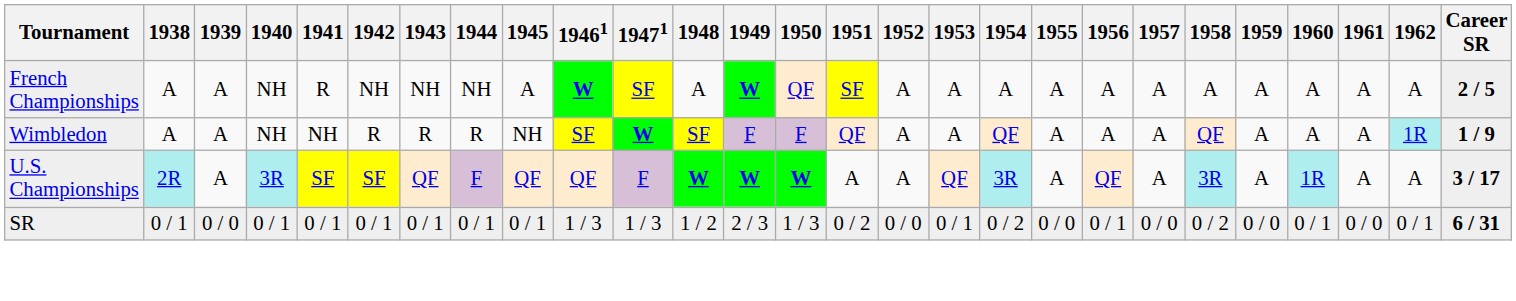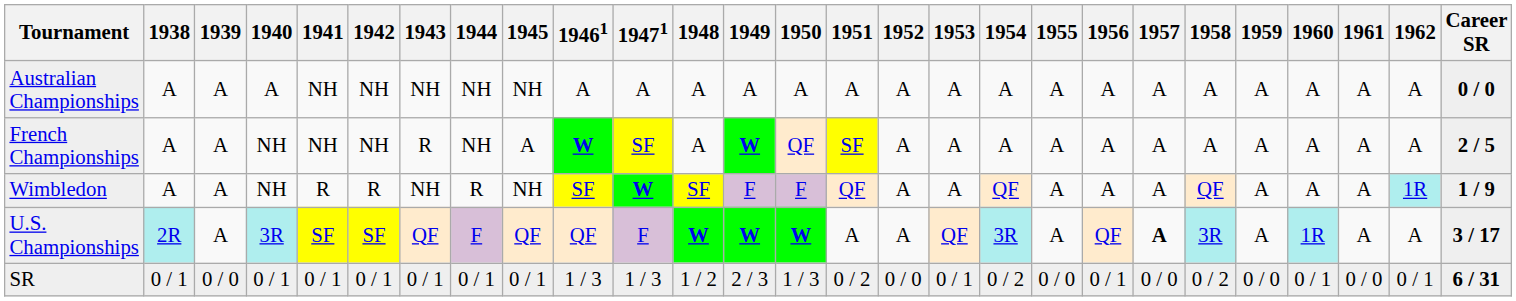+ row: (74, 89)
(323, 89) R -> (323, 145) NH
(425, 89) NH -> (425, 145) R
(323, 133) NH -> (323, 190) R
(425, 133) R -> (425, 190) NH
(1159, 178) normal -> (1159, 234) bold
